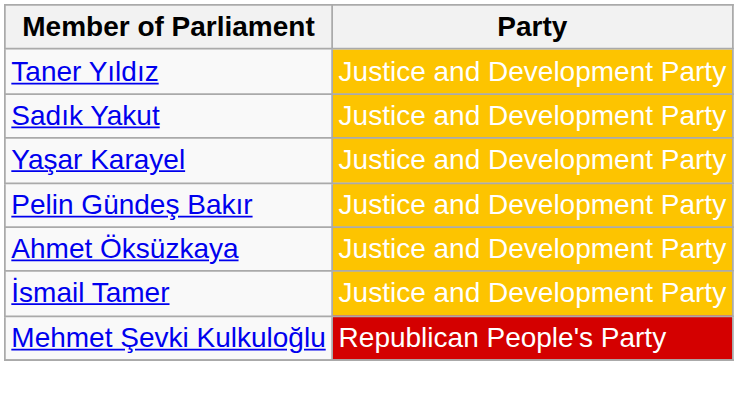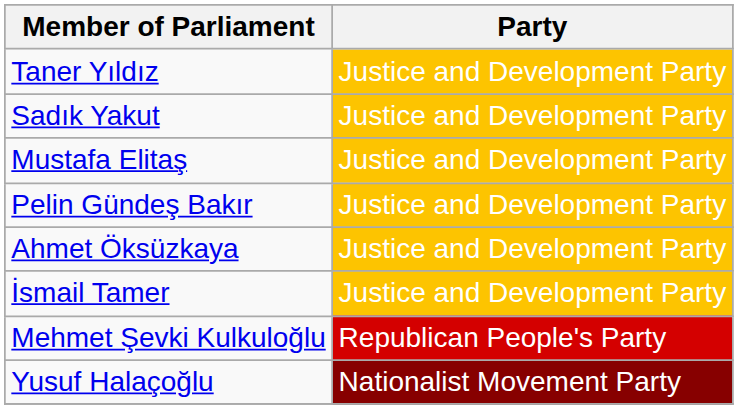+ row: (99, 159)
- row: (98, 159)
+ row: (113, 381)
